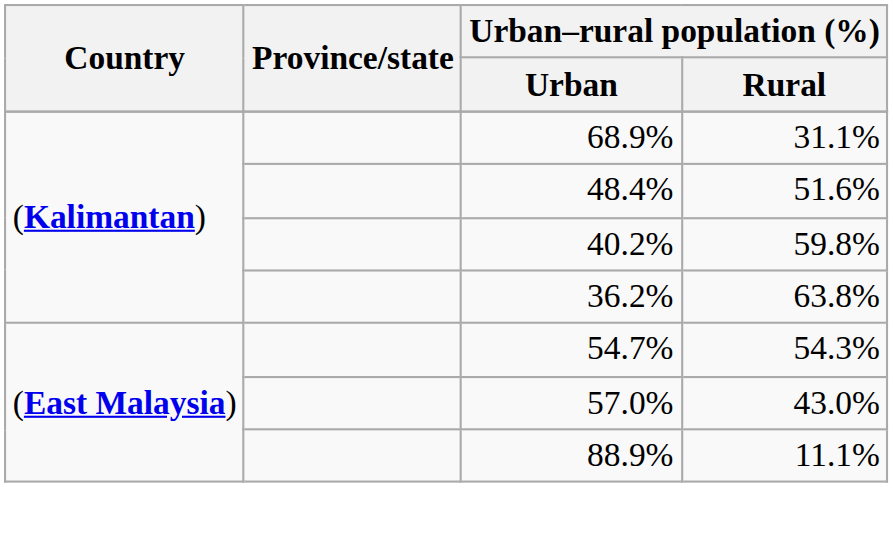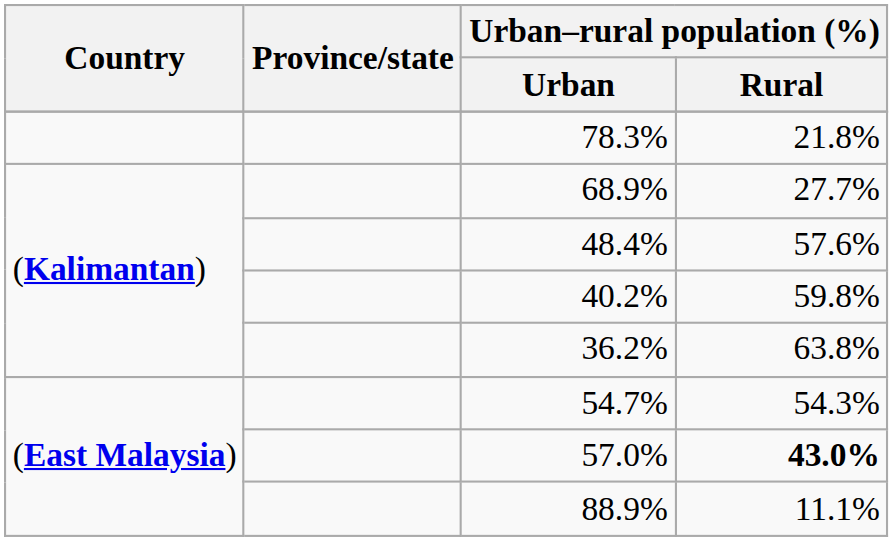+ row: (625, 137)
(837, 137) 31.1% -> (837, 190) 27.7%
(837, 190) 51.6% -> (837, 243) 57.6%
(837, 402) normal -> (834, 455) bold
